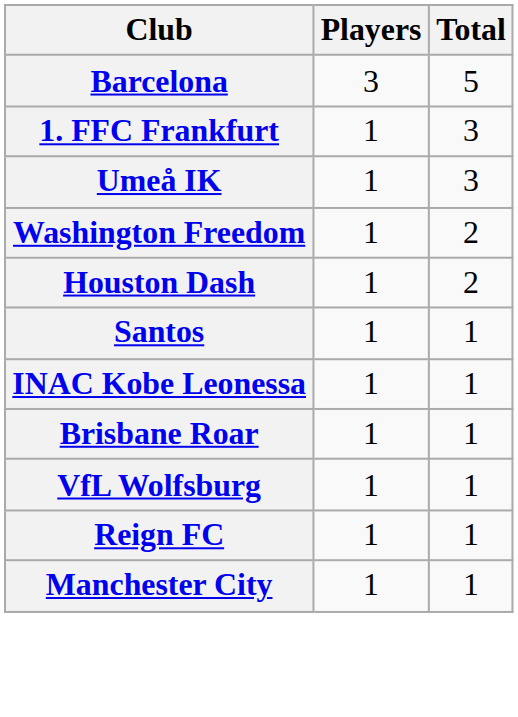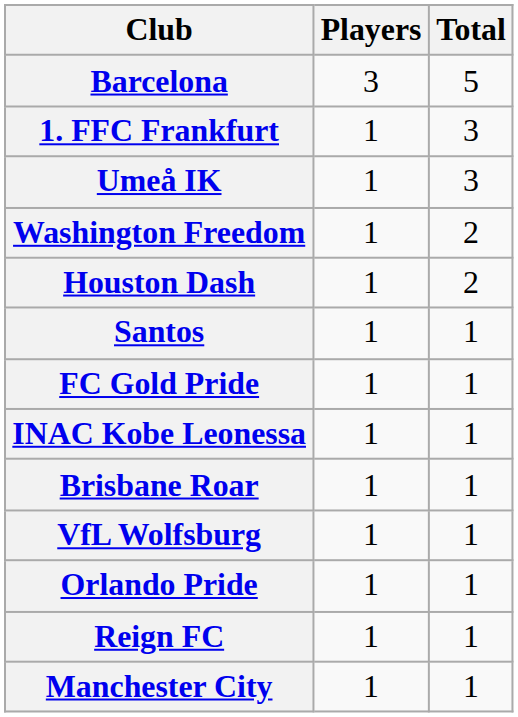+ row: (159, 383)
+ row: (159, 585)
